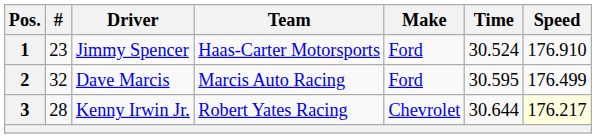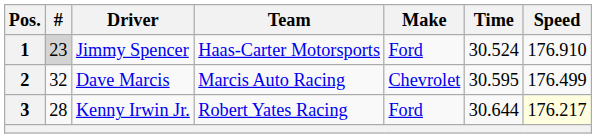(58, 49) no background -> (58, 49) lightgrey background
(406, 79) Ford -> (424, 79) Chevrolet
(424, 109) Chevrolet -> (406, 109) Ford
